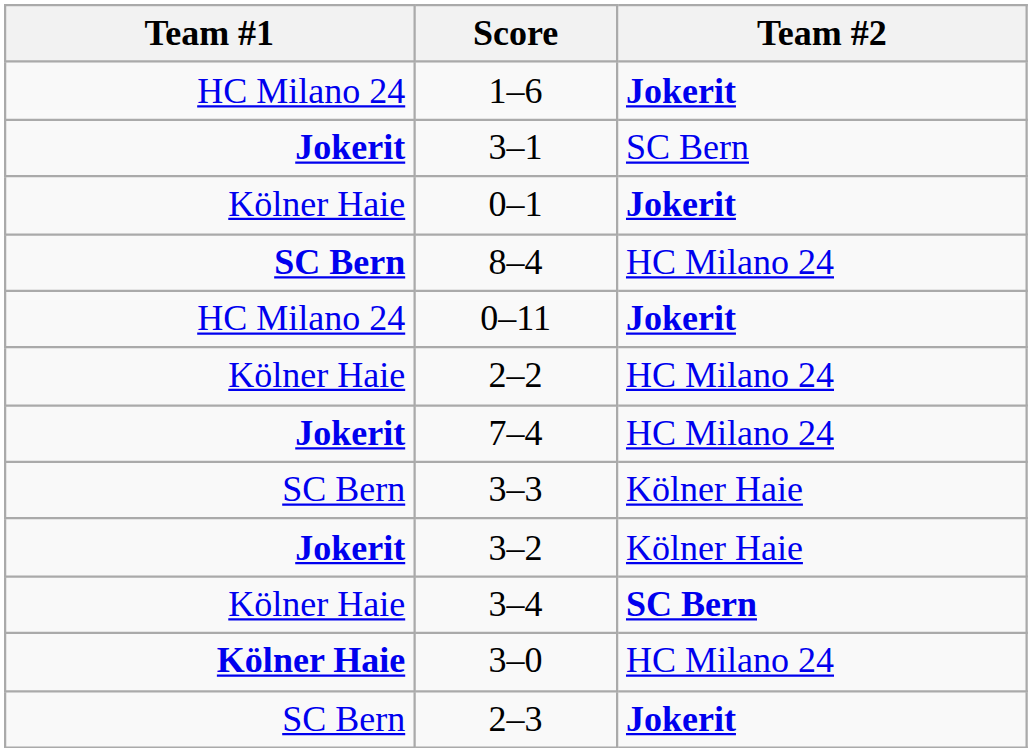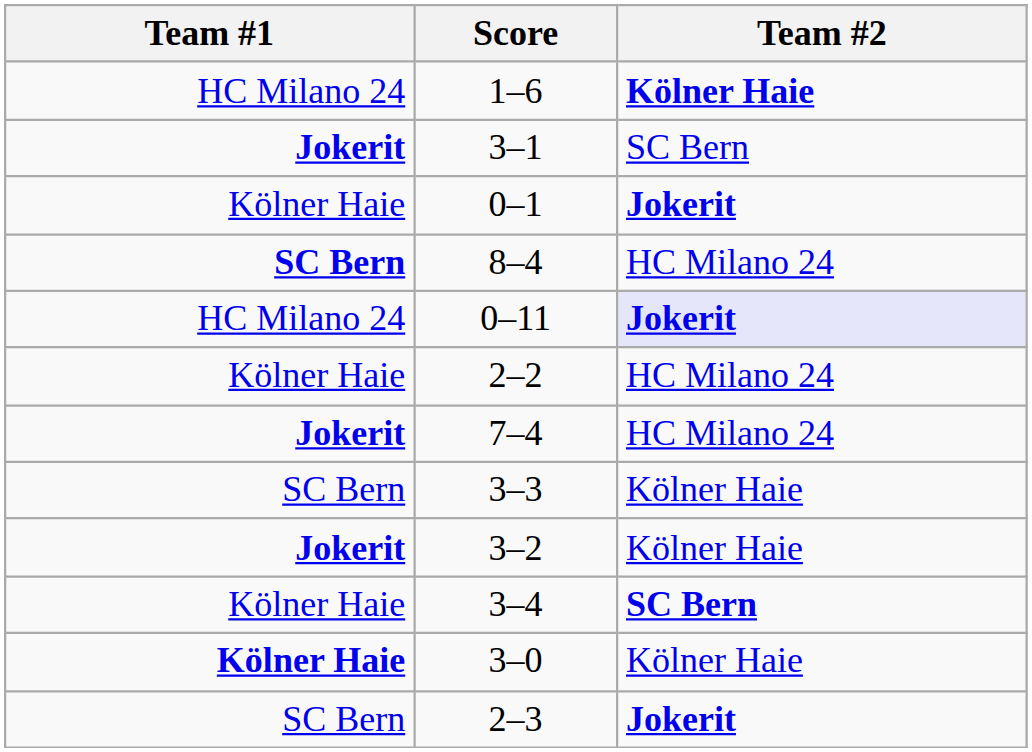(681, 90) Jokerit -> (720, 90) Kölner Haie
(681, 318) no background -> (681, 318) lavender background
(730, 661) HC Milano 24 -> (714, 661) Kölner Haie
